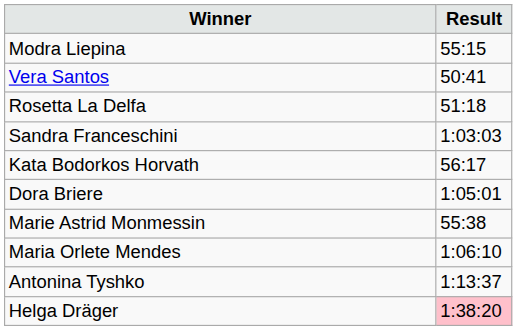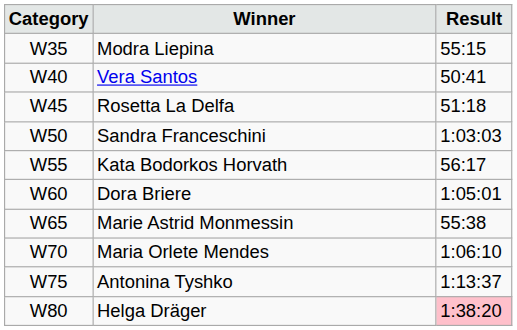+ column: (49, 19)
